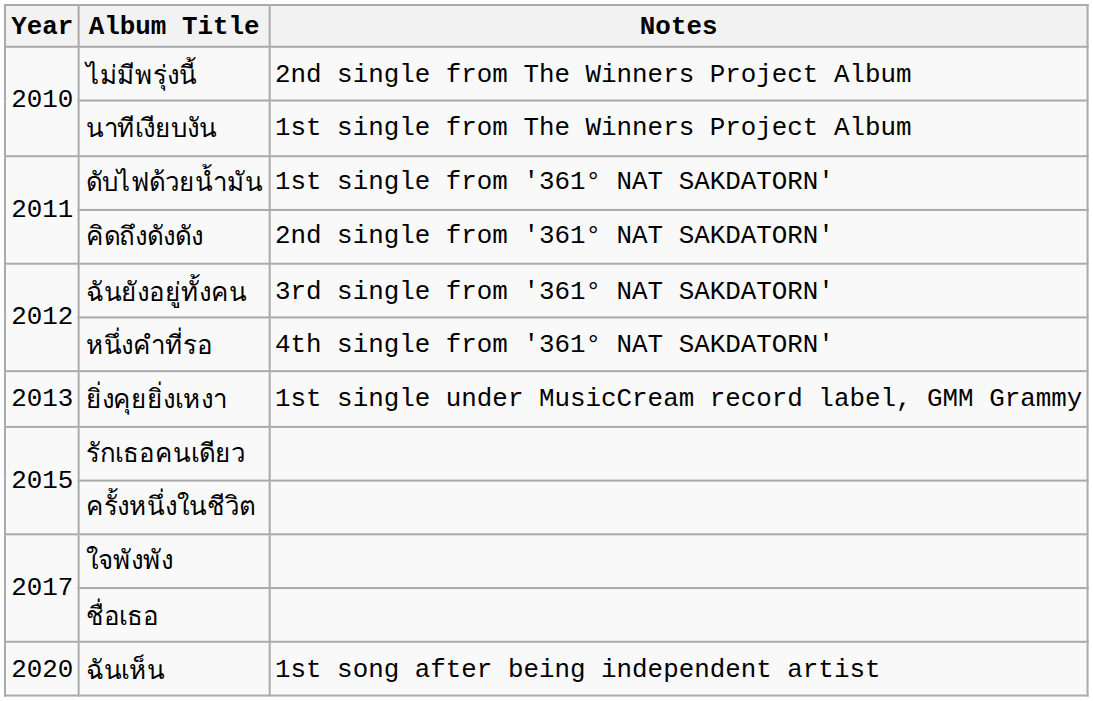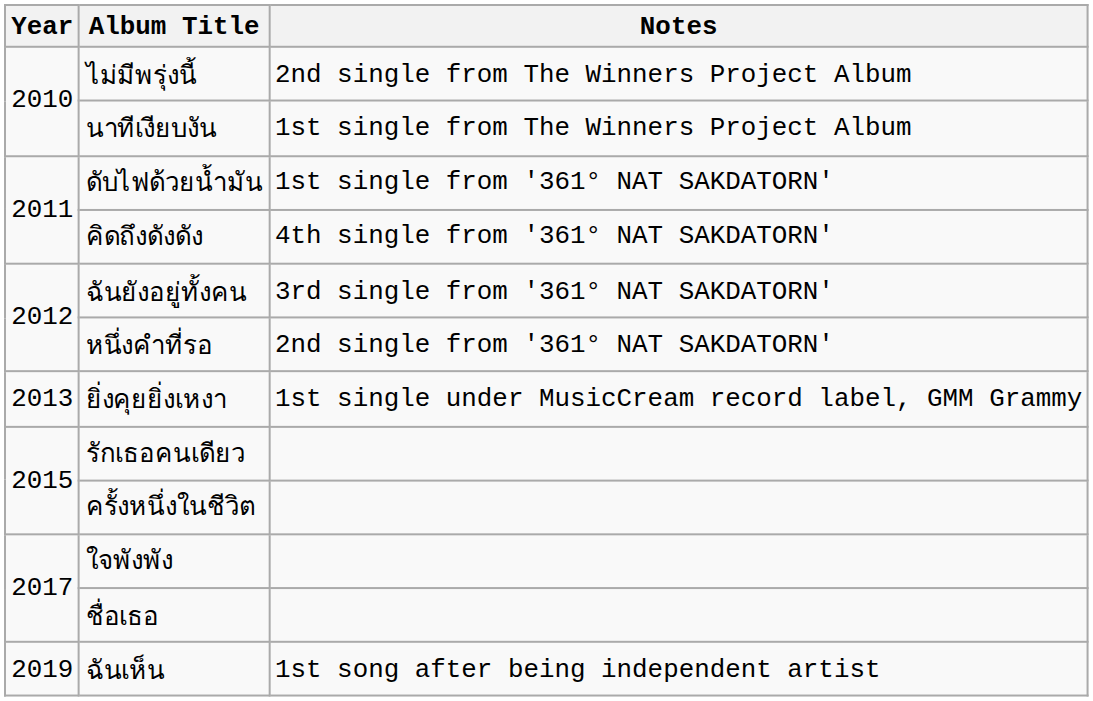(554, 237) 2nd single from '361° NAT SAKDATORN' -> (554, 237) 4th single from '361° NAT SAKDATORN'
(554, 345) 4th single from '361° NAT SAKDATORN' -> (554, 345) 2nd single from '361° NAT SAKDATORN'
(42, 669) 2020 -> (42, 669) 2019
